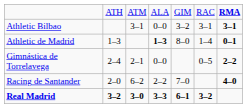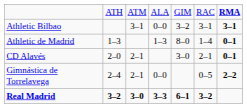(160, 41) bold -> (160, 41) normal
+ row: (26, 56)
- row: (43, 81)
